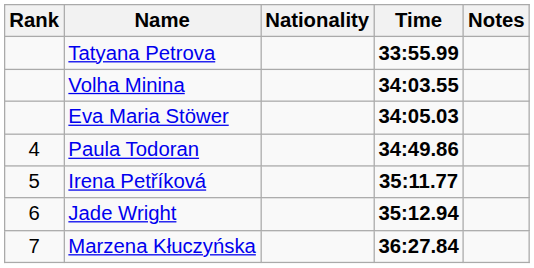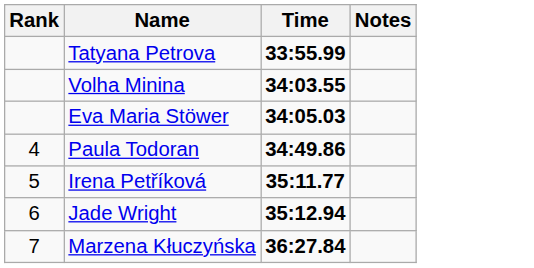- column: (317, 20)
